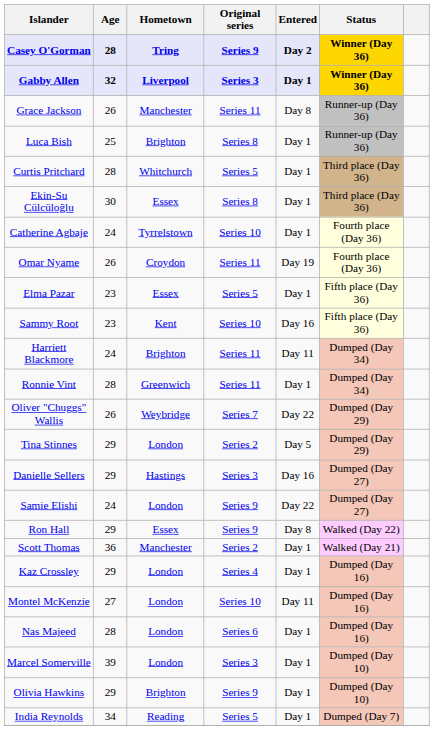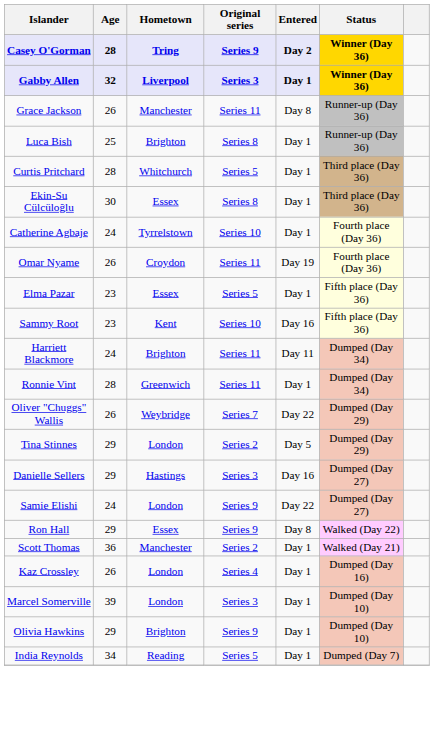(110, 571) 29 -> (110, 571) 26
- row: (49, 601)
- row: (49, 632)
